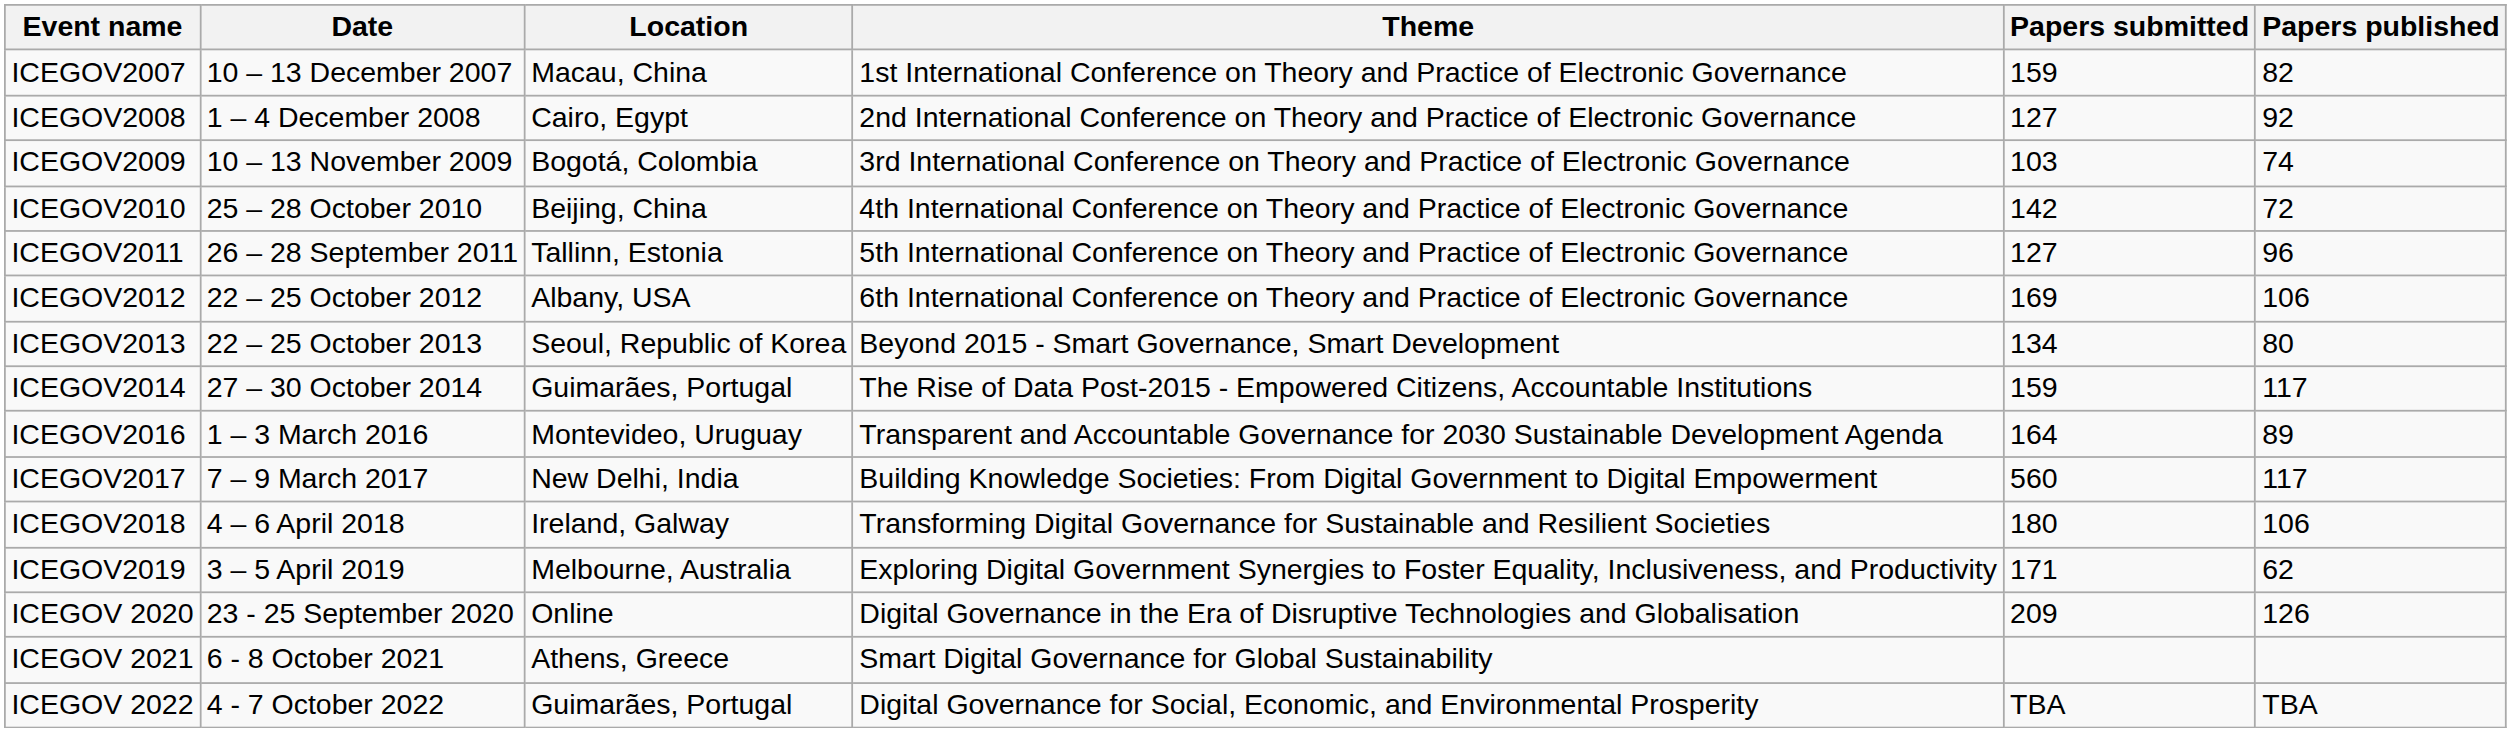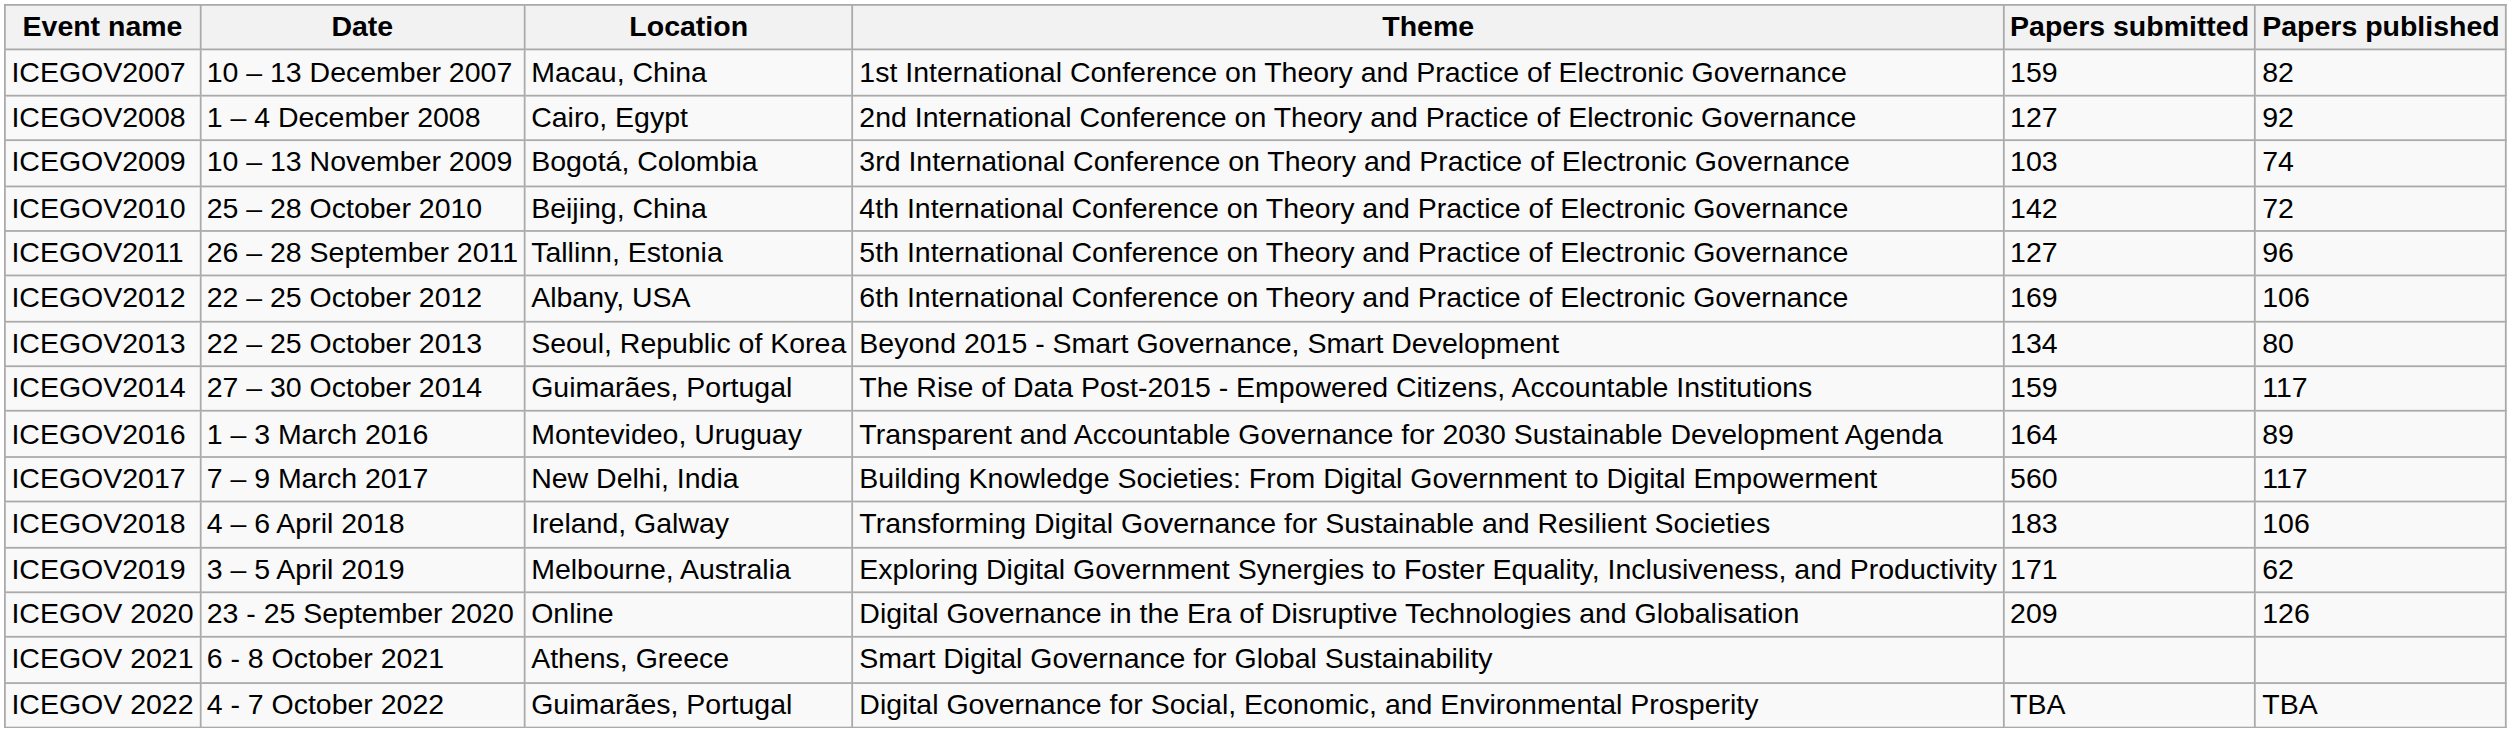(2034, 523) 180 -> (2034, 523) 183
